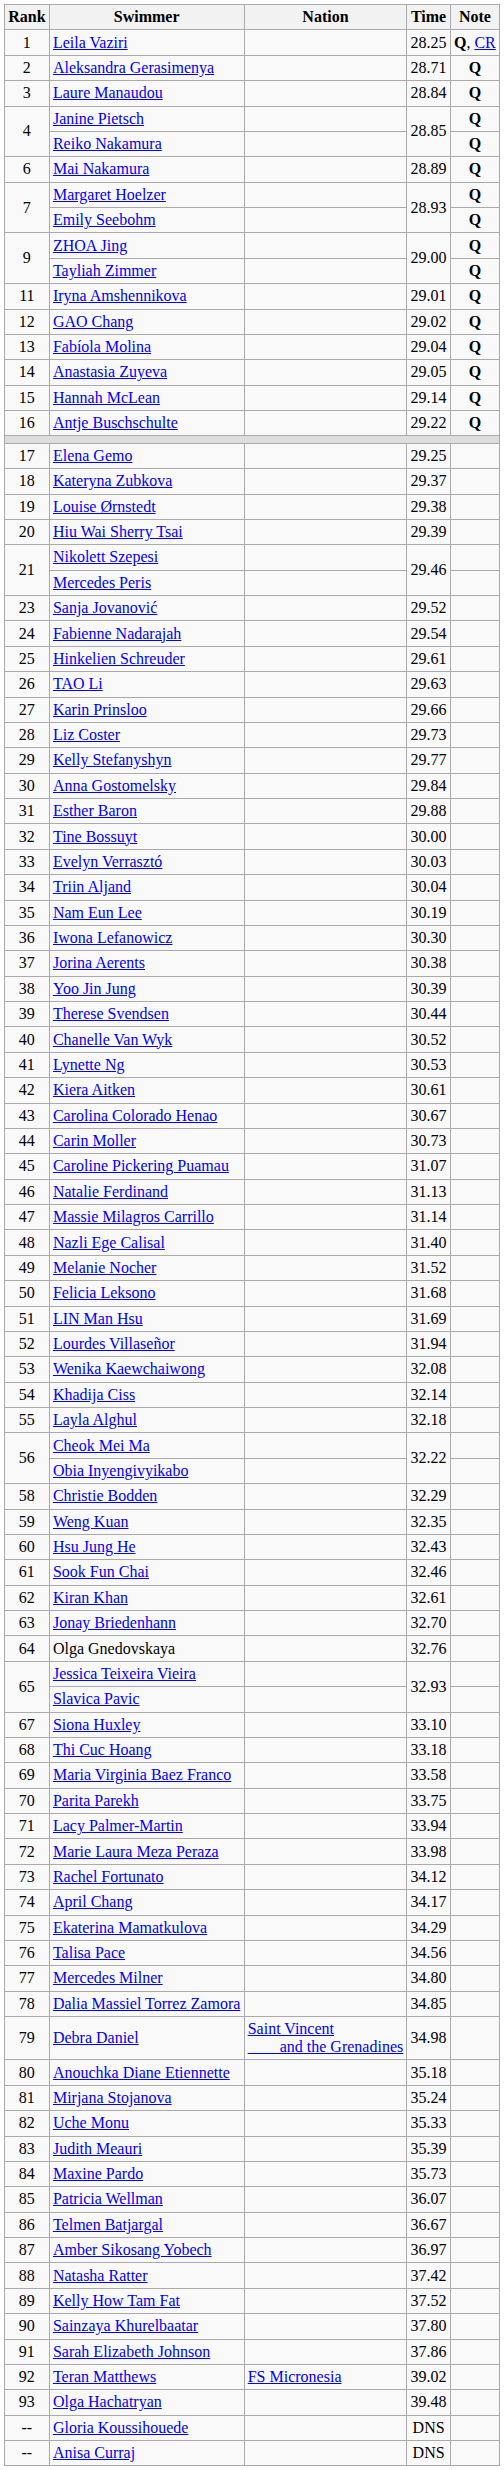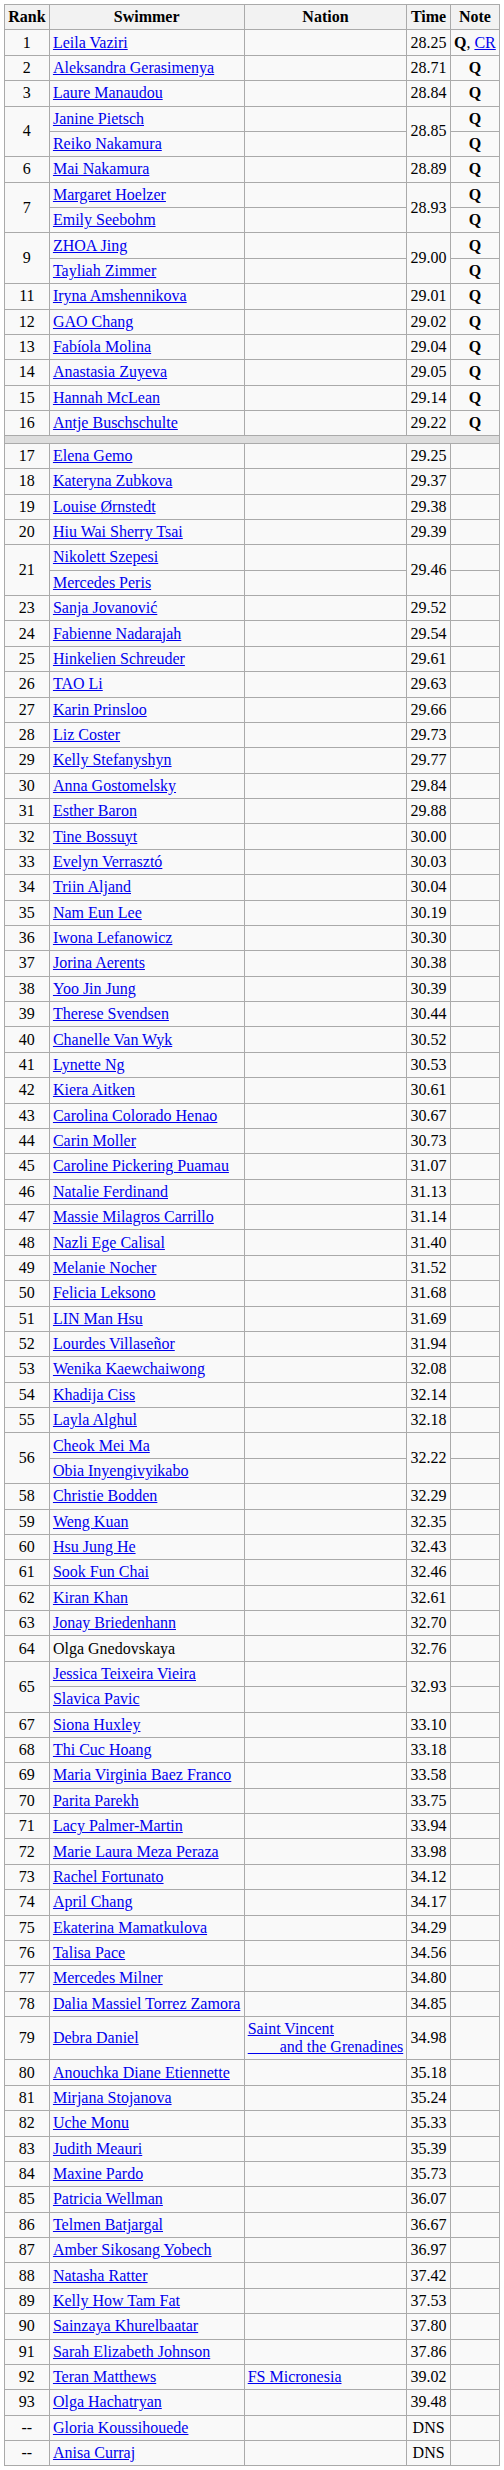(429, 2300) 37.52 -> (429, 2300) 37.53
